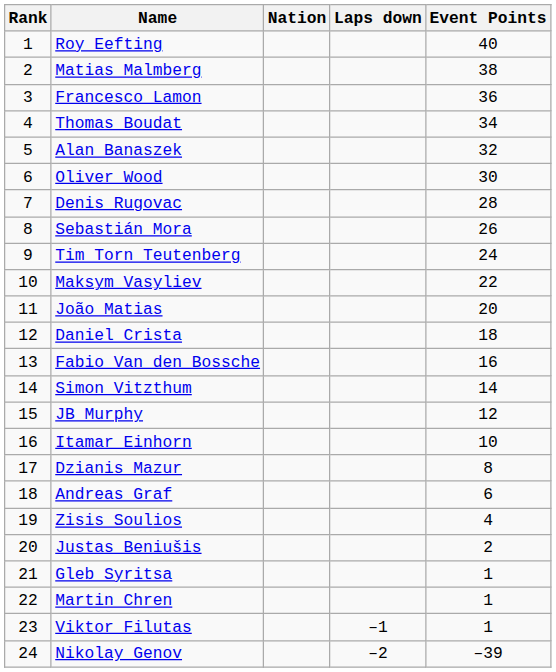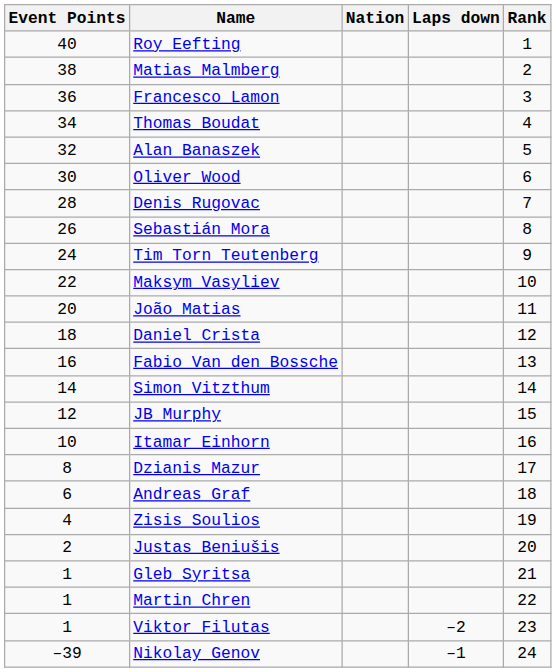columns swapped: (28, 18) <-> (488, 18)
(378, 627) –1 -> (456, 627) –2
(378, 653) –2 -> (456, 653) –1
